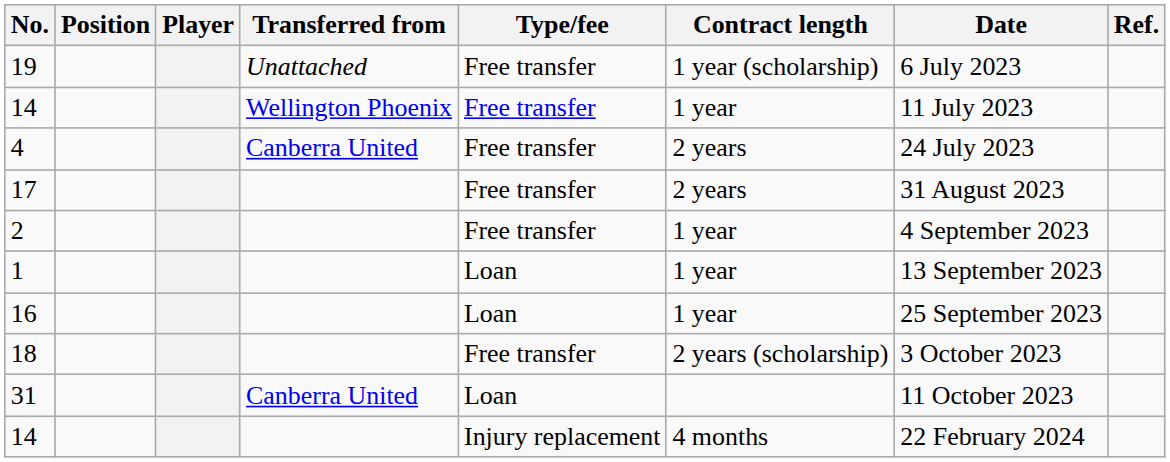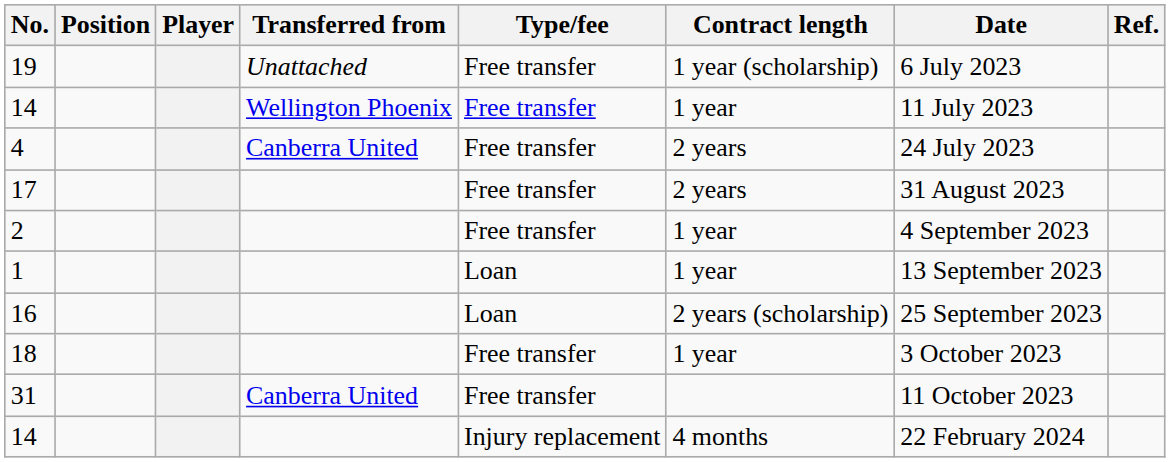(704, 312) 1 year -> (780, 312) 2 years (scholarship)
(780, 353) 2 years (scholarship) -> (704, 353) 1 year
(491, 395) Loan -> (530, 395) Free transfer
